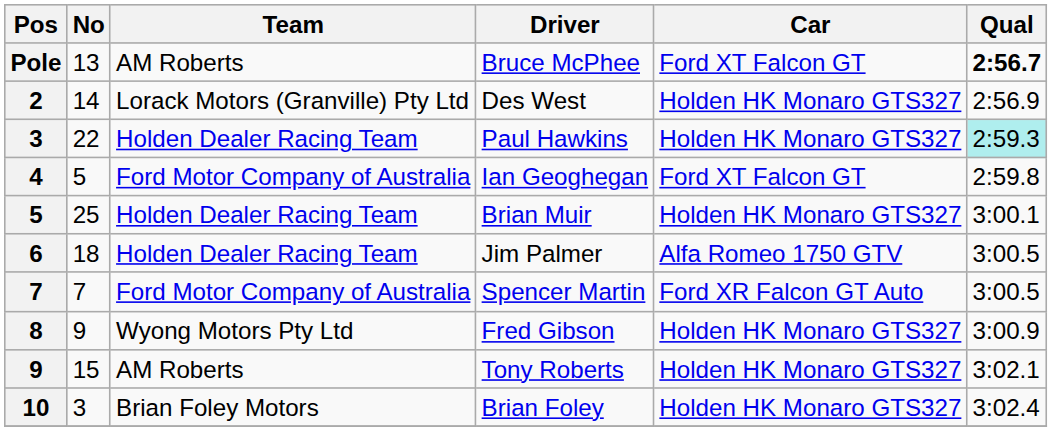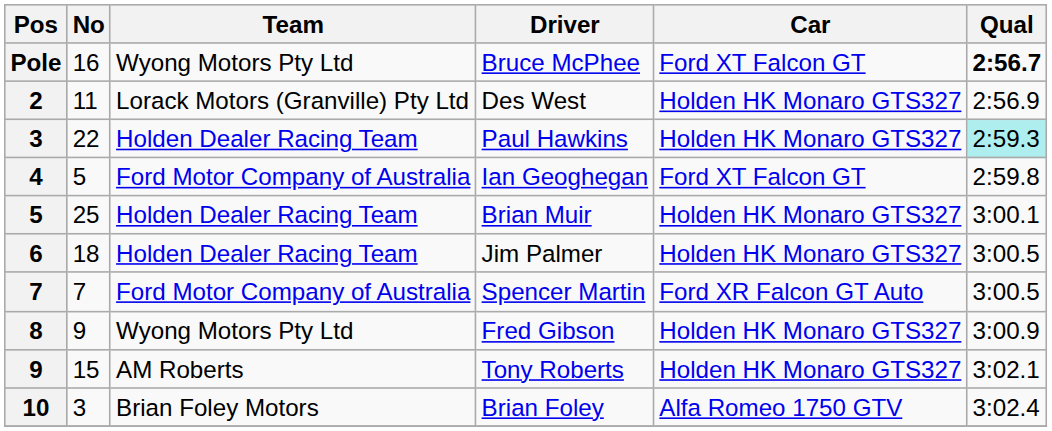(86, 62) 13 -> (86, 62) 16
(180, 62) AM Roberts -> (235, 62) Wyong Motors Pty Ltd
(86, 101) 14 -> (85, 101) 11
(781, 254) Alfa Romeo 1750 GTV -> (810, 254) Holden HK Monaro GTS327
(810, 407) Holden HK Monaro GTS327 -> (781, 407) Alfa Romeo 1750 GTV
